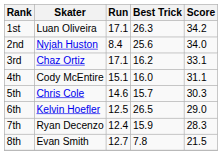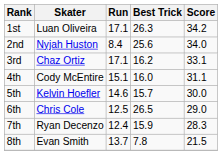(60, 93) Chris Cole -> (68, 93) Kelvin Hoefler
(197, 93) 30.3 -> (197, 93) 30.0
(68, 110) Kelvin Hoefler -> (60, 110) Chris Cole
(118, 142) 12.7 -> (118, 142) 13.7
